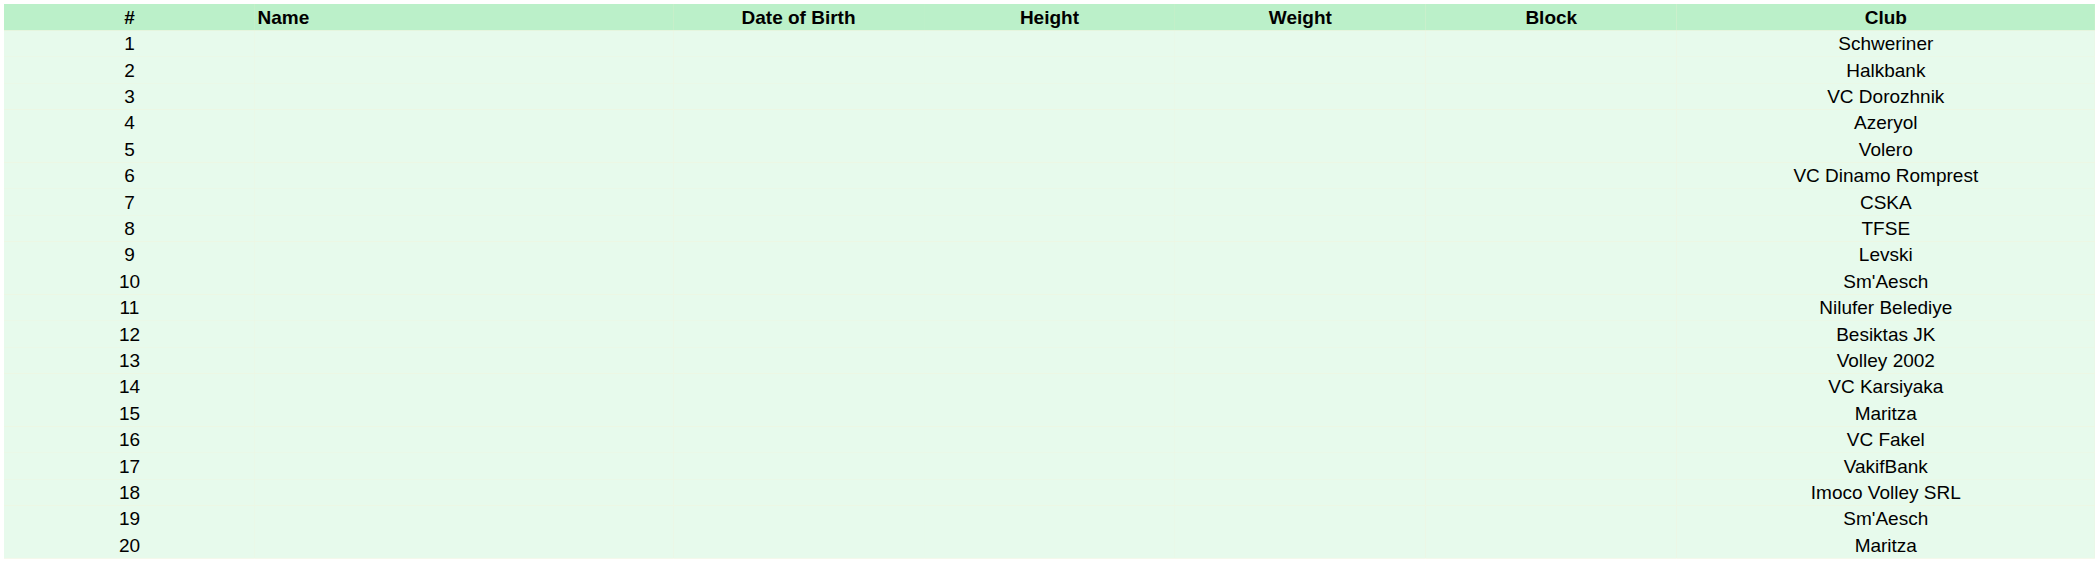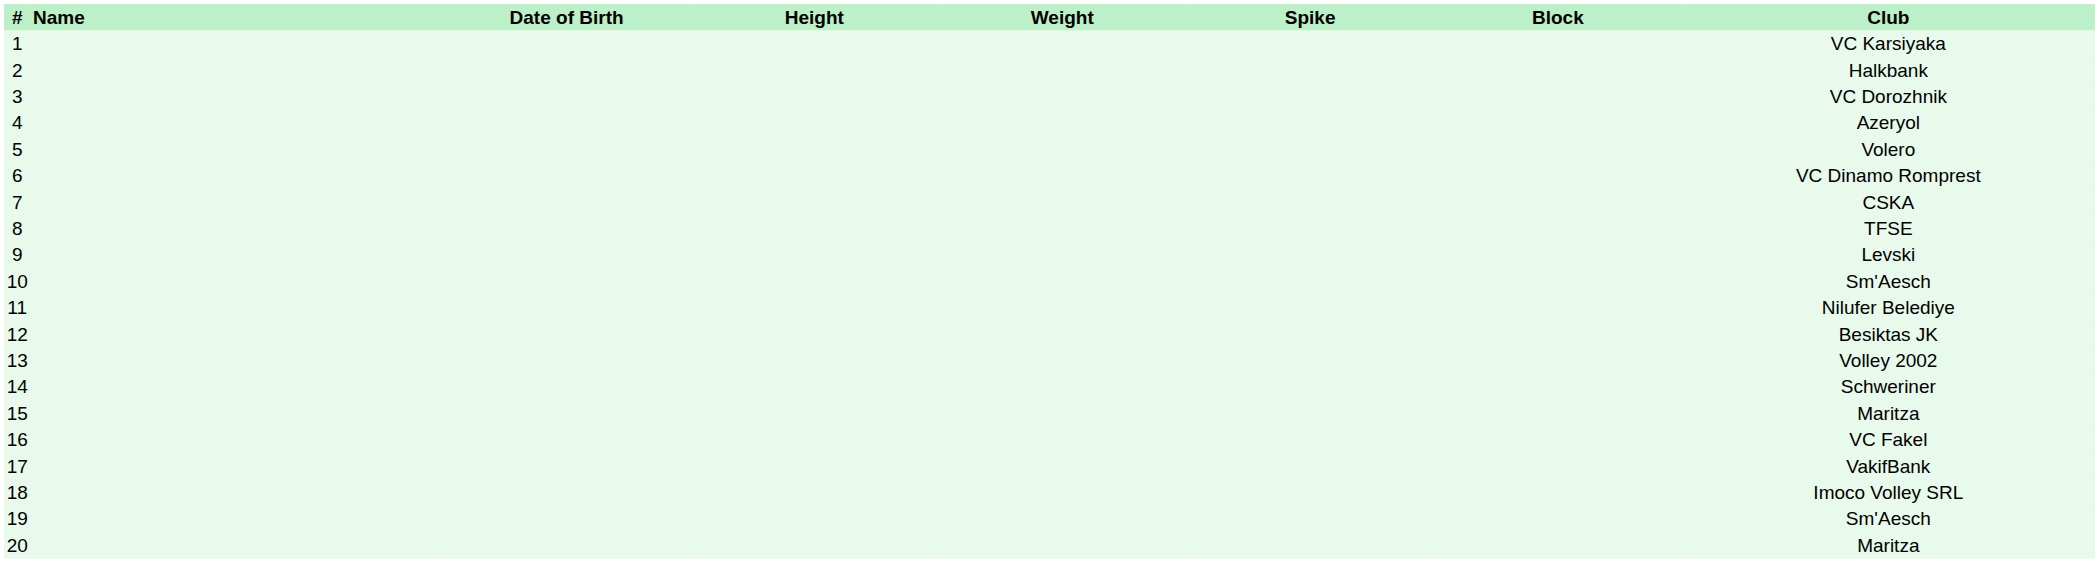+ column: (1310, 17)
(1886, 44) Schweriner -> (1888, 44) VC Karsiyaka
(1886, 387) VC Karsiyaka -> (1888, 387) Schweriner
